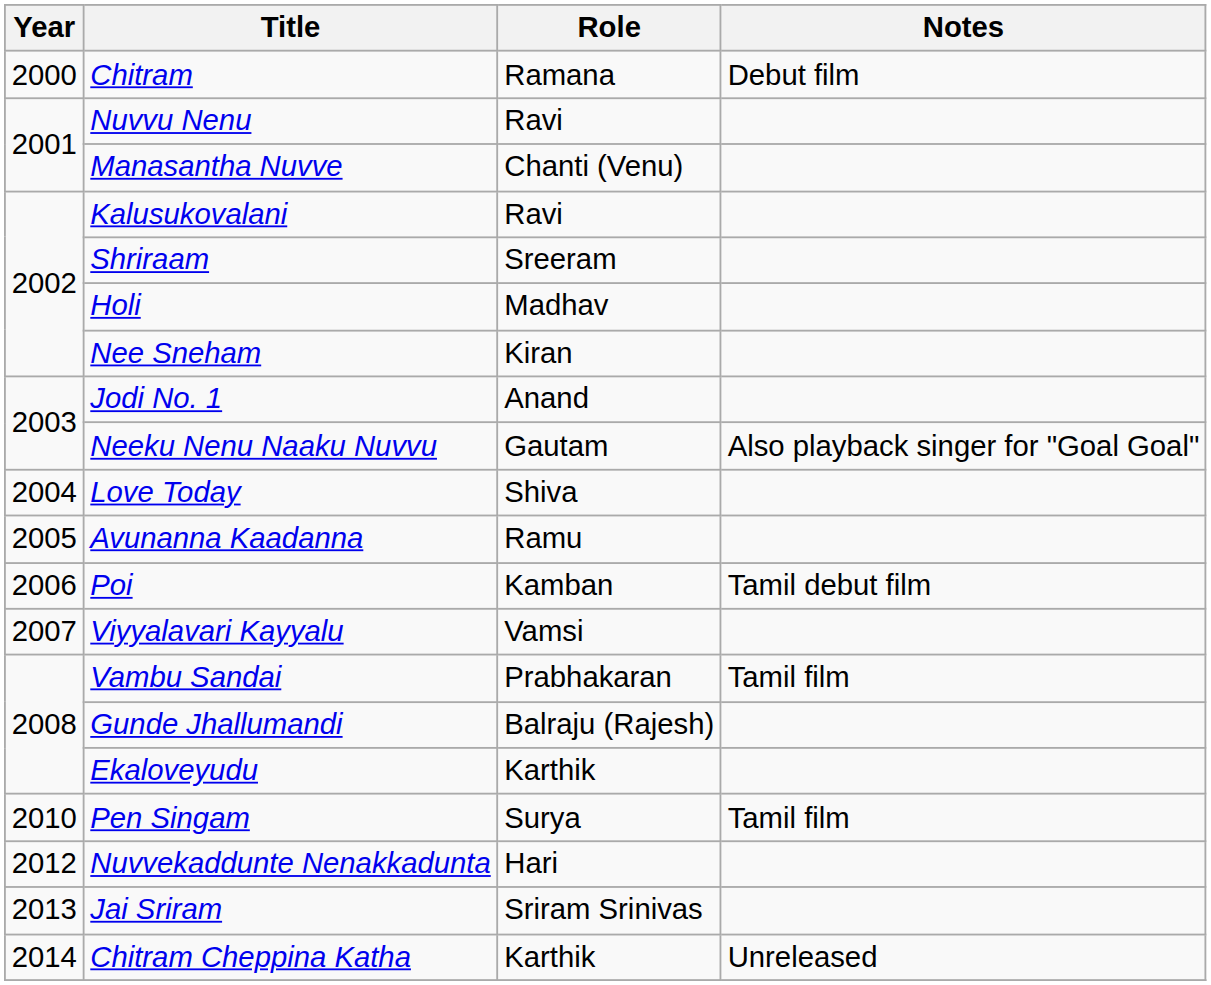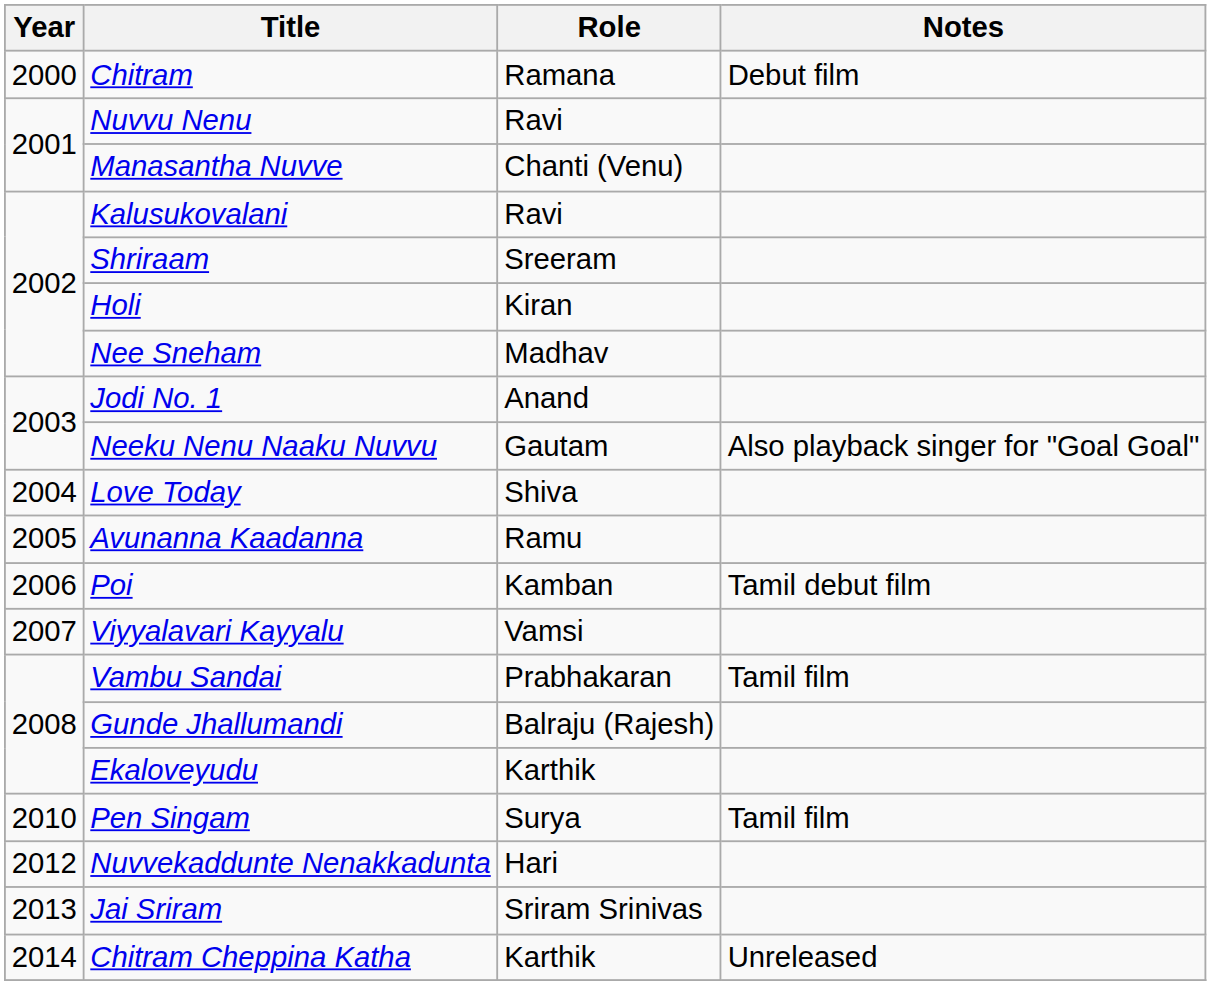(556, 306) Madhav -> (538, 306) Kiran
(538, 352) Kiran -> (556, 352) Madhav
